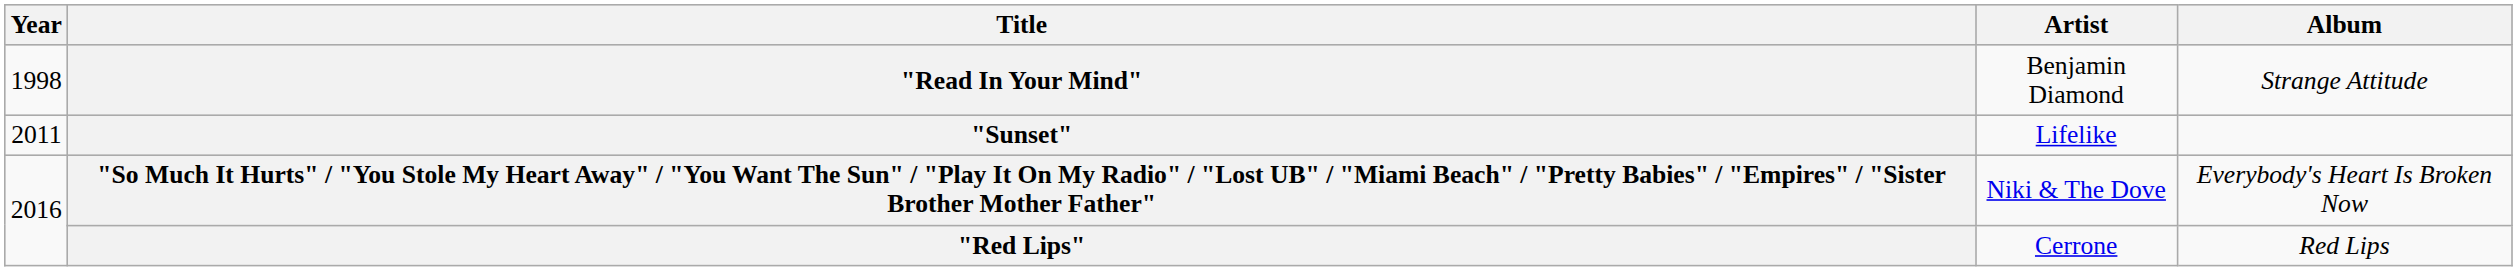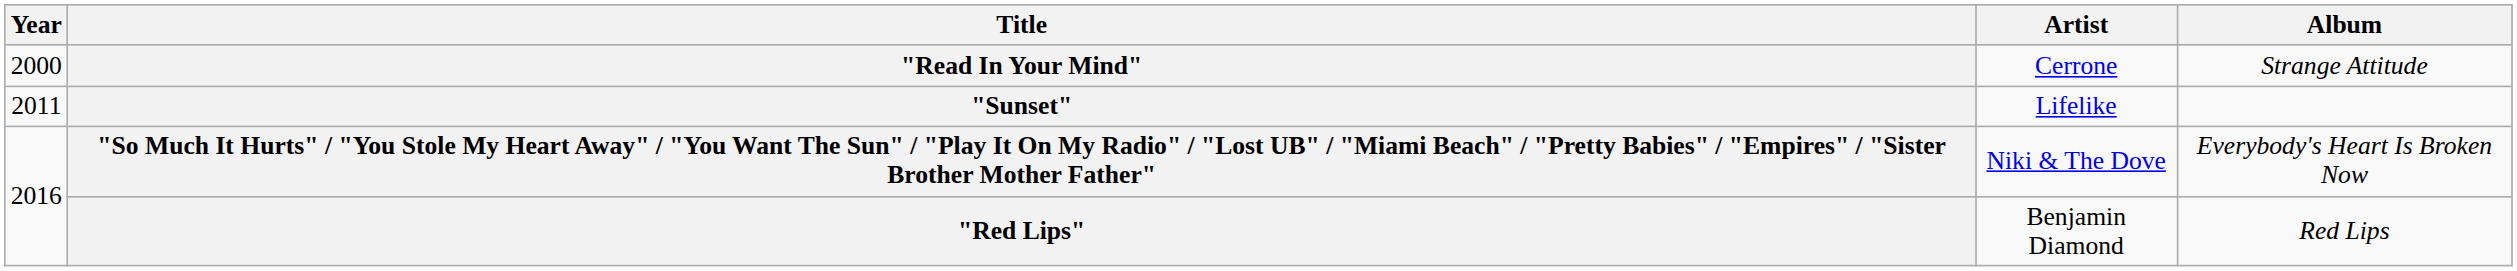(36, 79) 1998 -> (36, 65) 2000
(2076, 79) Benjamin Diamond -> (2076, 65) Cerrone
(2076, 244) Cerrone -> (2076, 230) Benjamin Diamond
